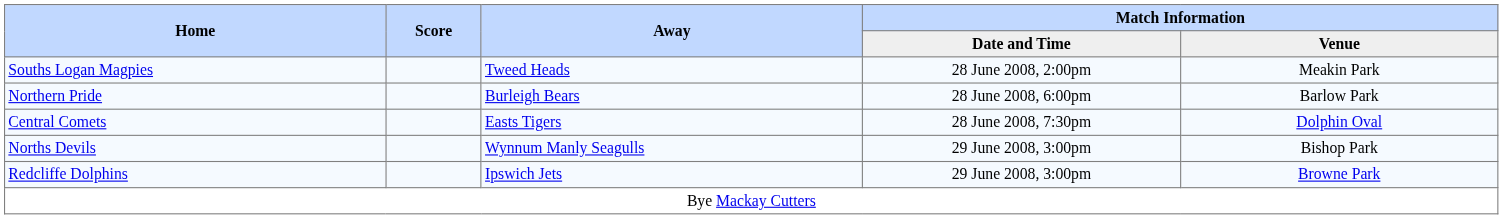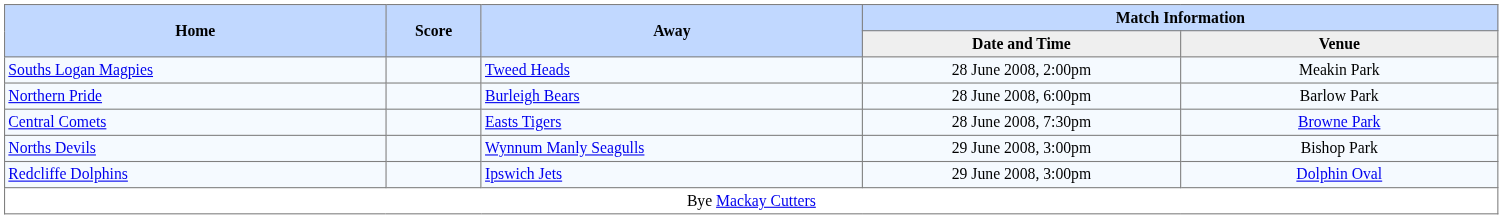(1339, 122) Dolphin Oval -> (1339, 122) Browne Park
(1339, 174) Browne Park -> (1339, 174) Dolphin Oval
